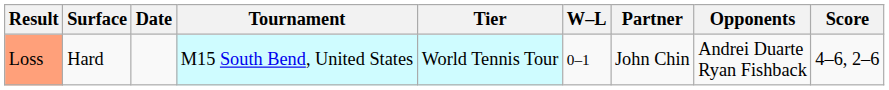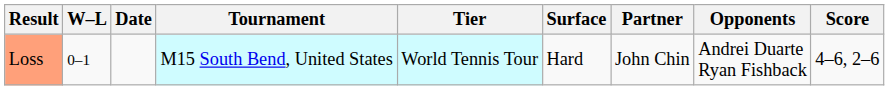columns swapped: (587, 18) <-> (97, 18)
